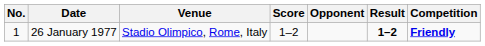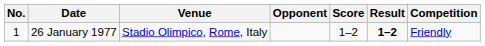columns swapped: (337, 13) <-> (289, 13)
(433, 31) bold -> (431, 31) normal
